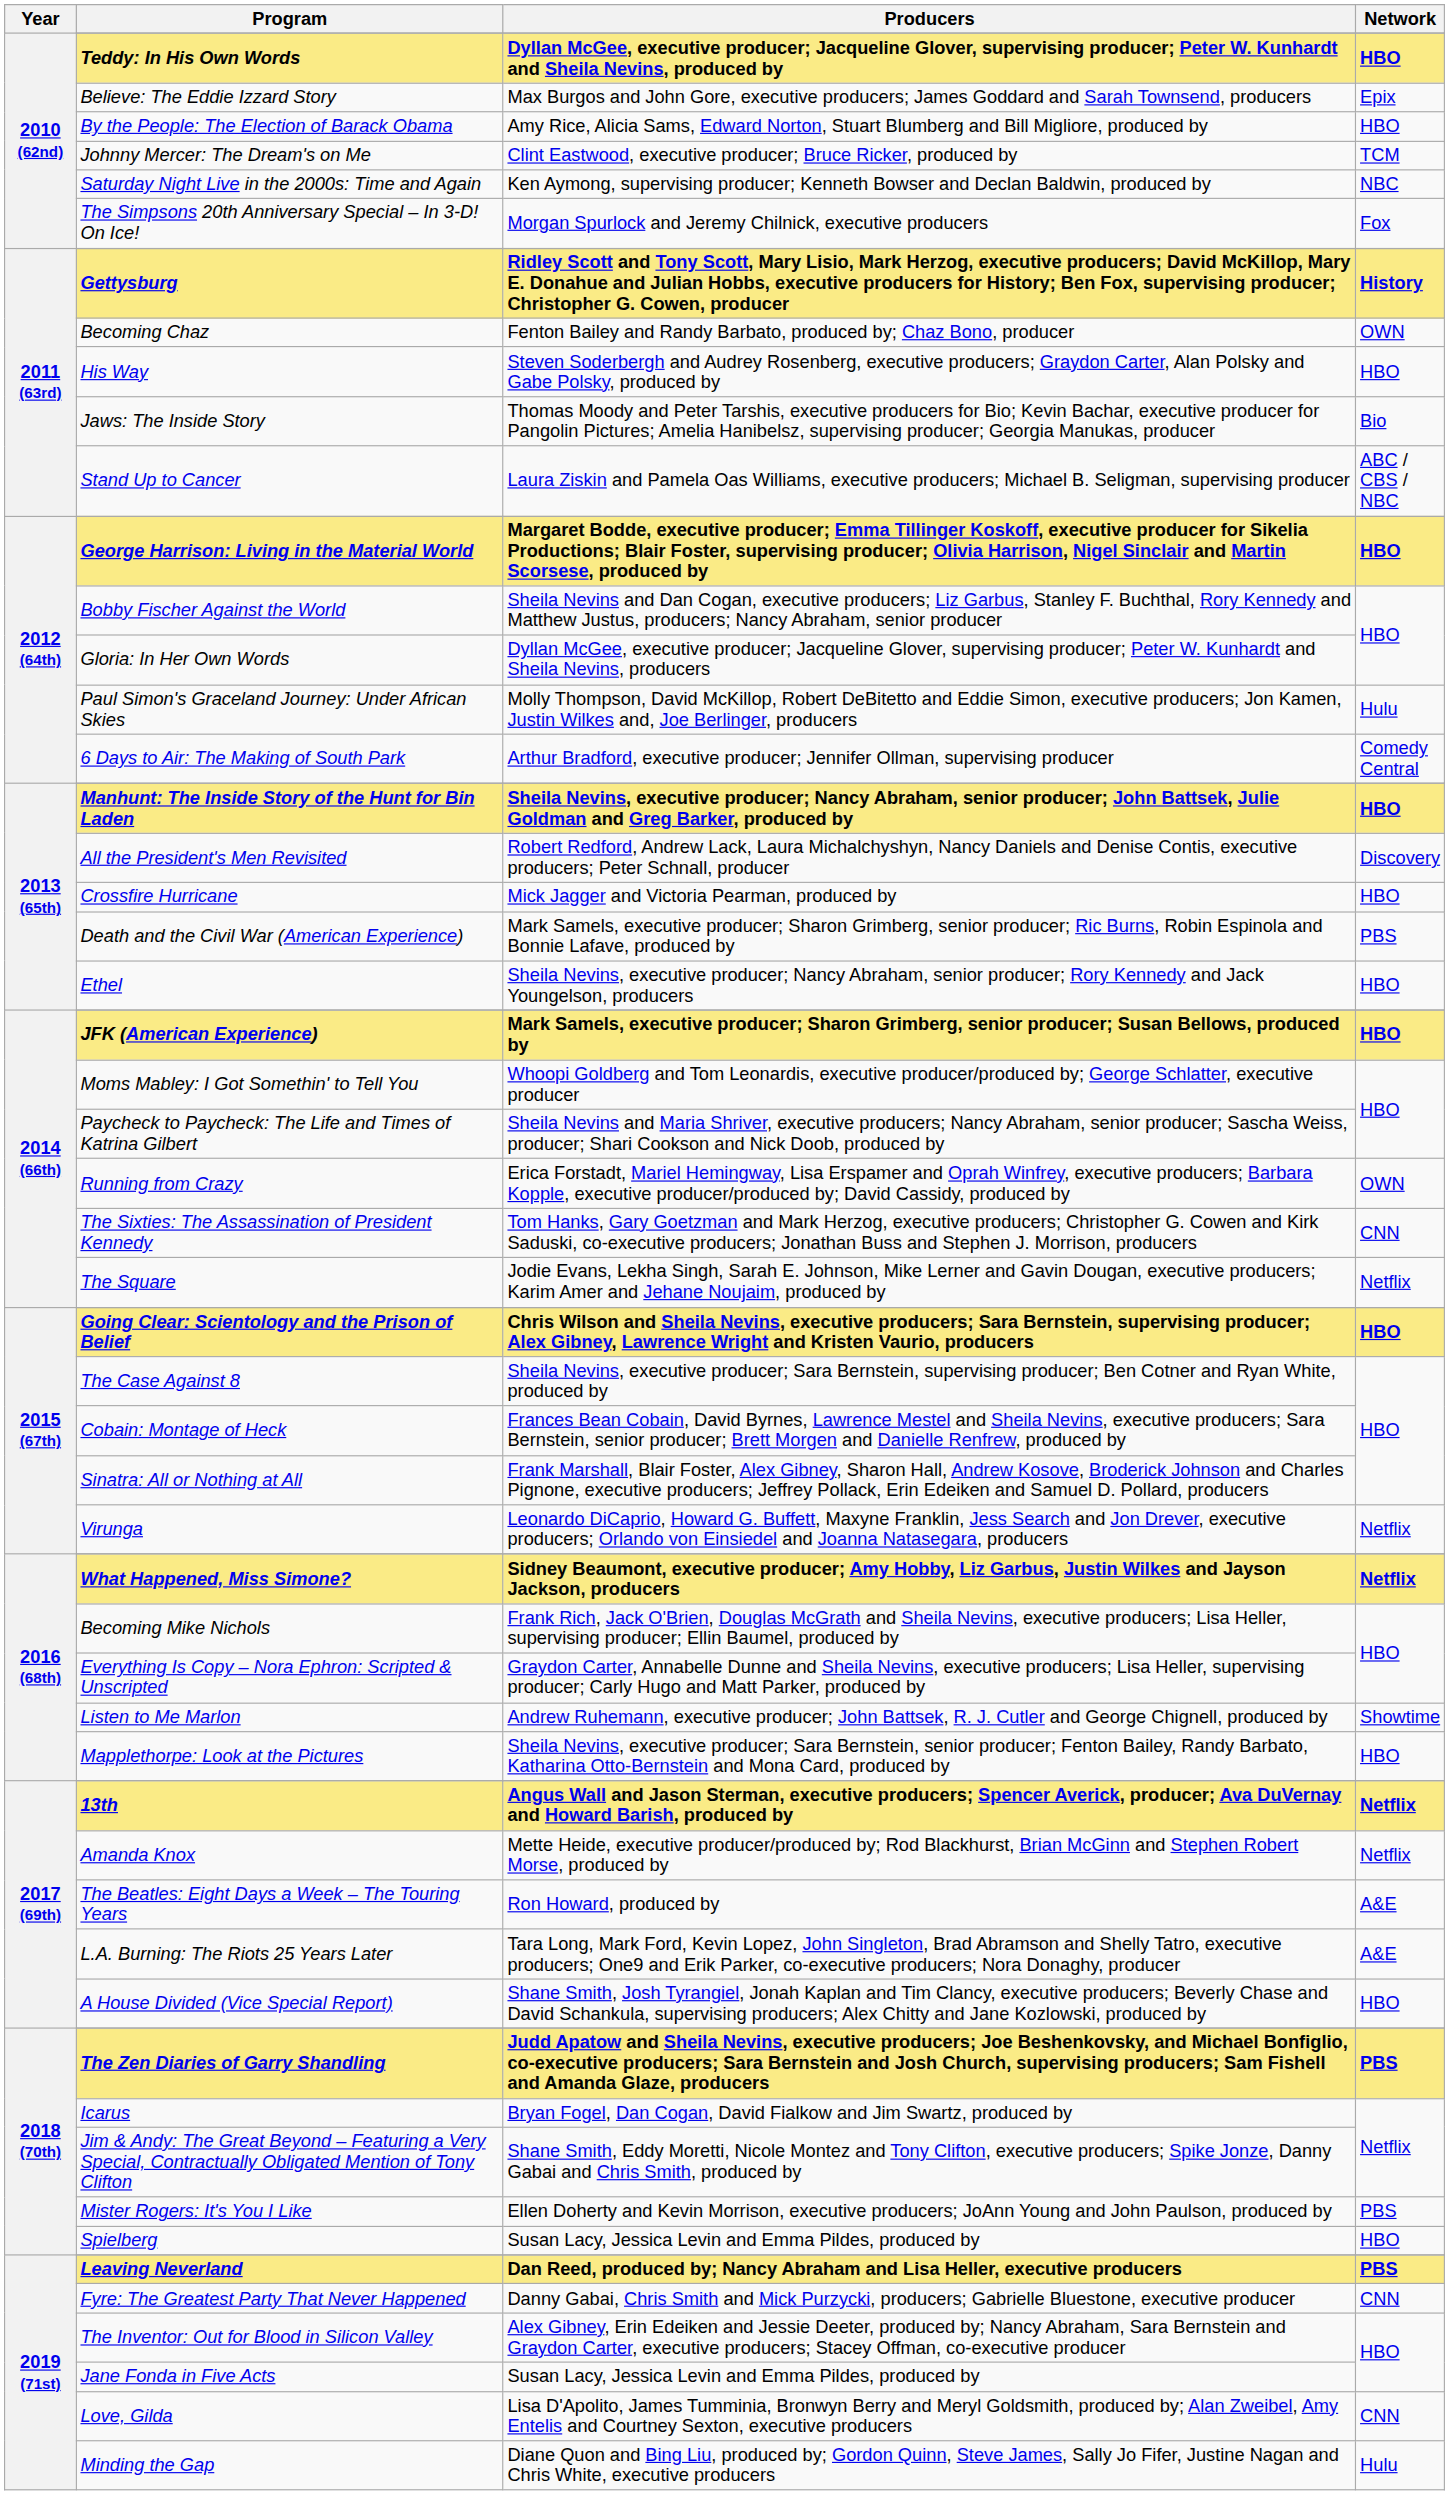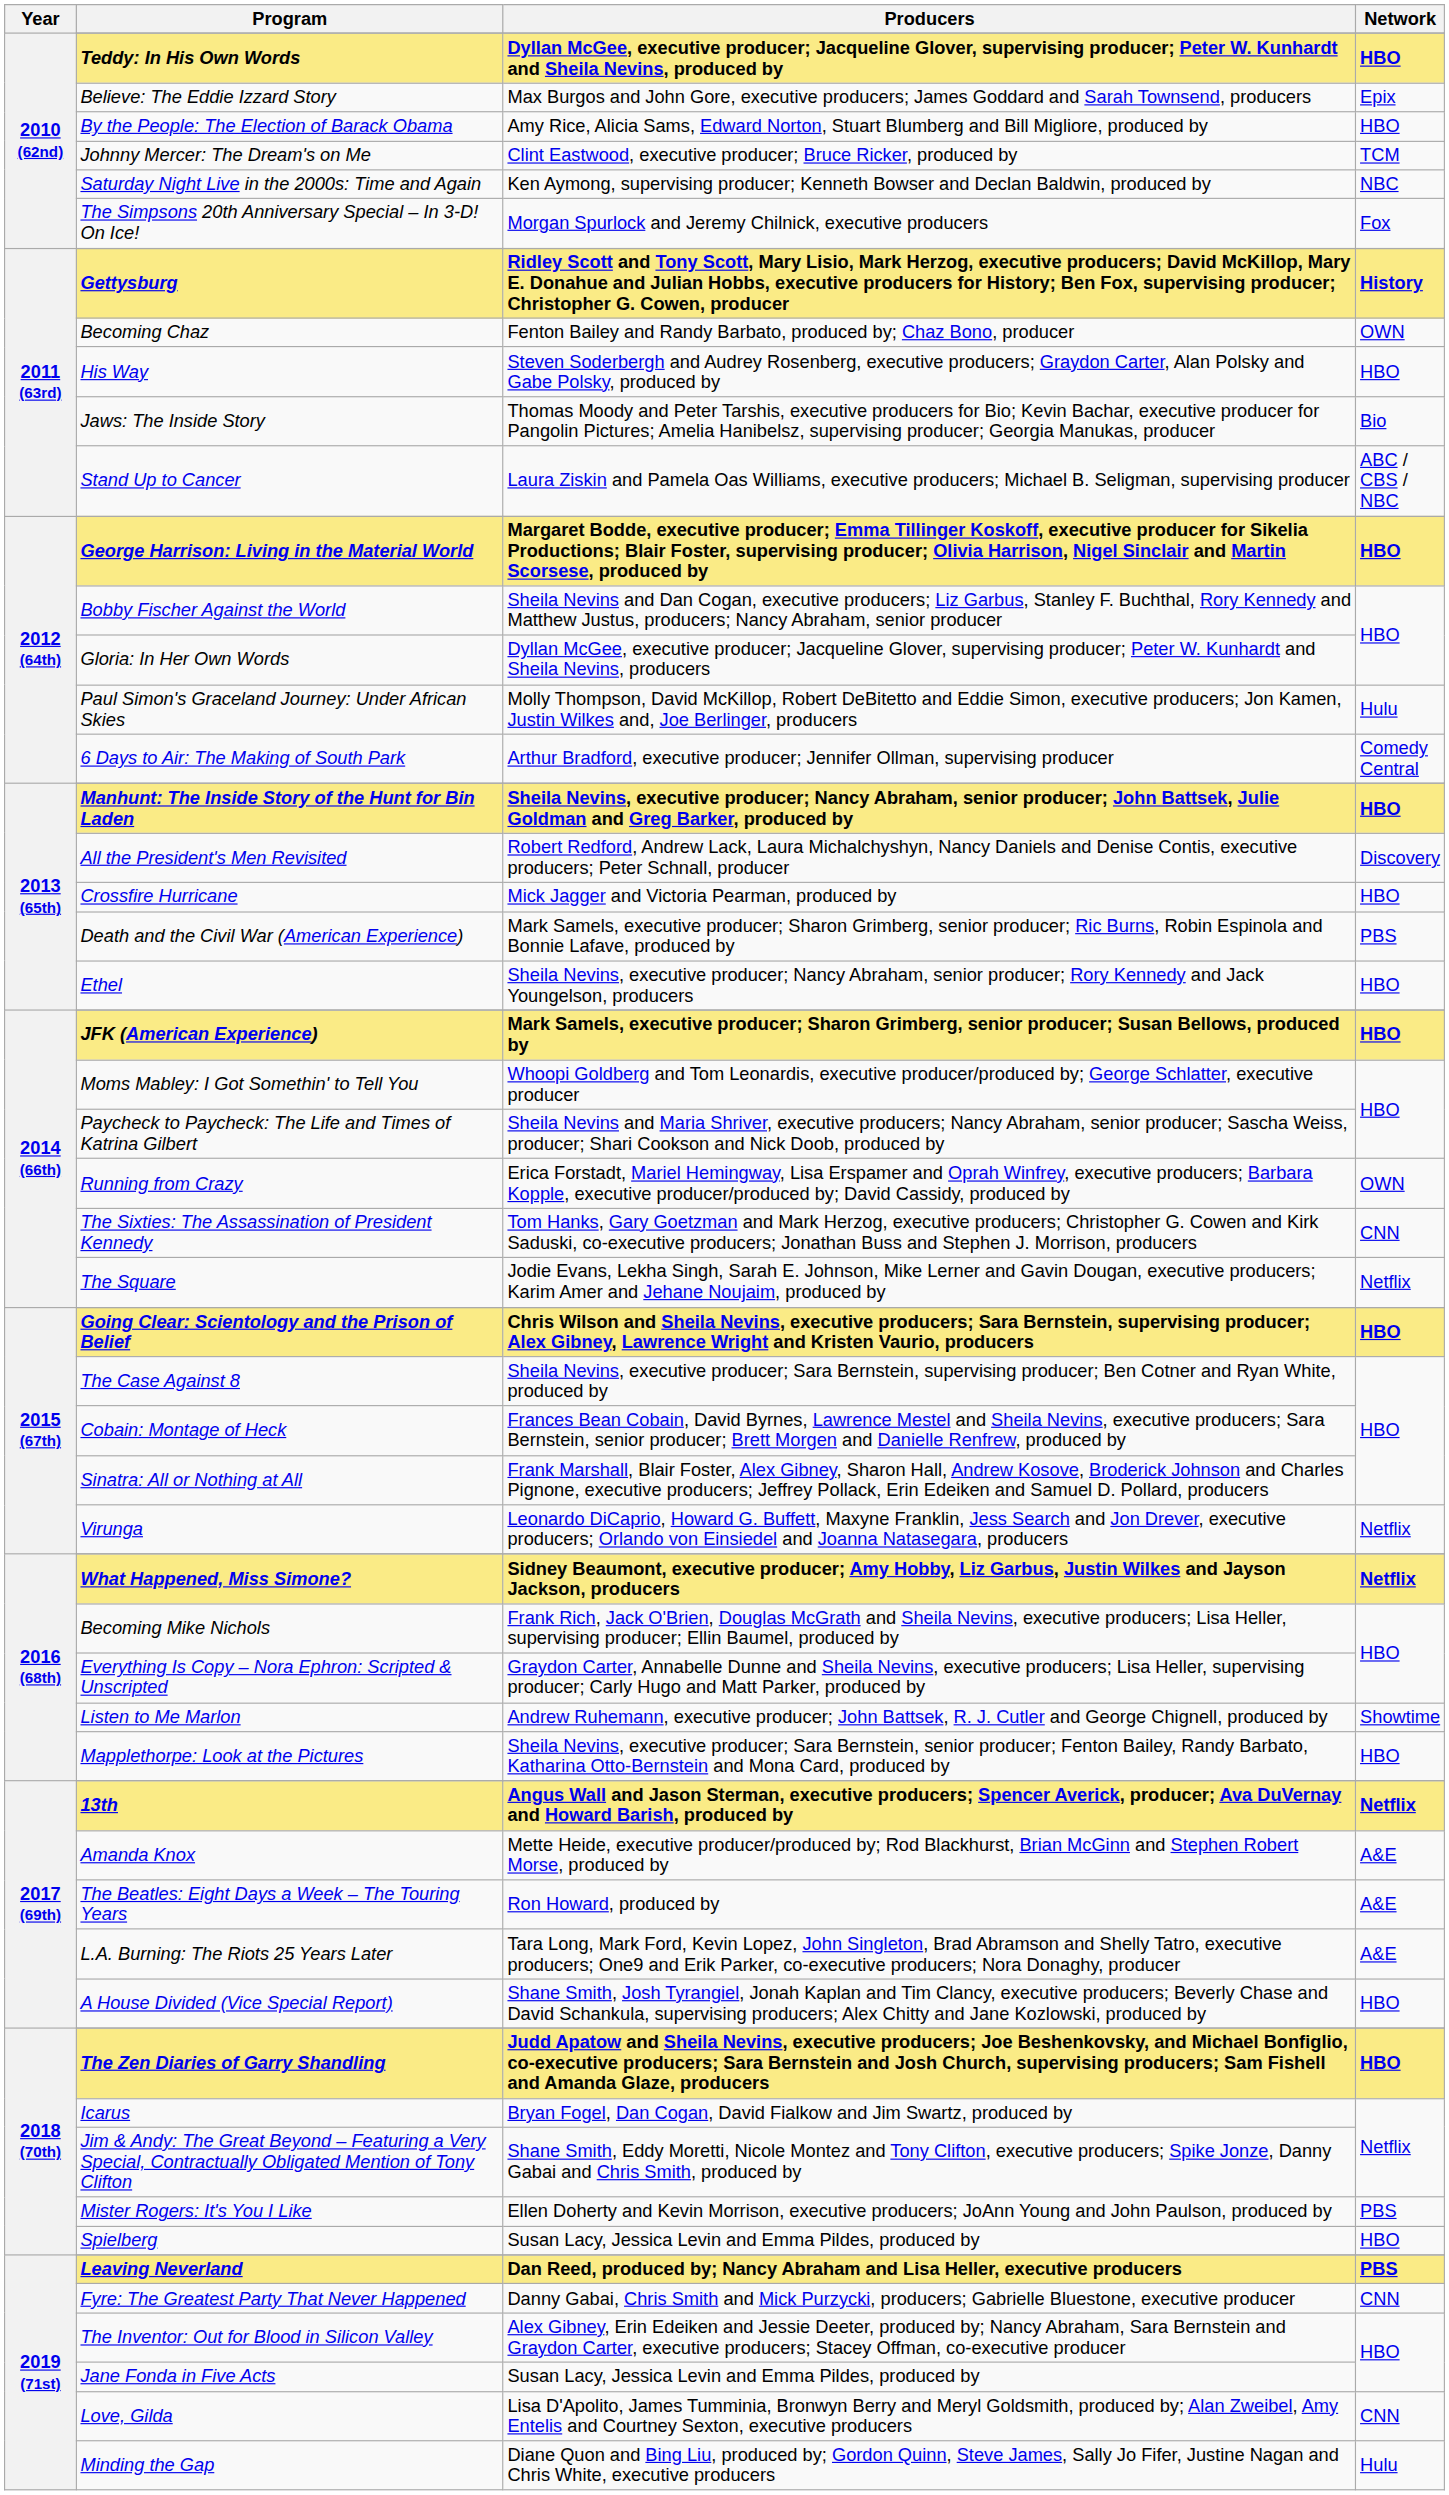(1385, 1855) Netflix -> (1378, 1855) A&E
(1379, 2063) PBS -> (1380, 2063) HBO
